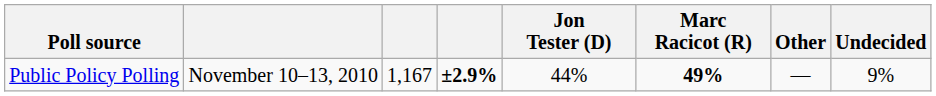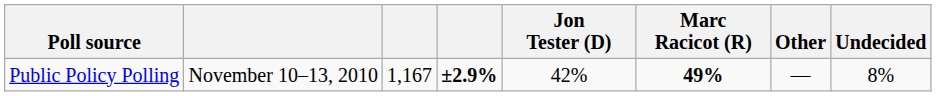(569, 74) 44% -> (569, 74) 42%
(881, 74) 9% -> (881, 74) 8%
